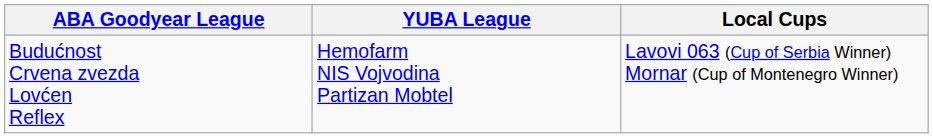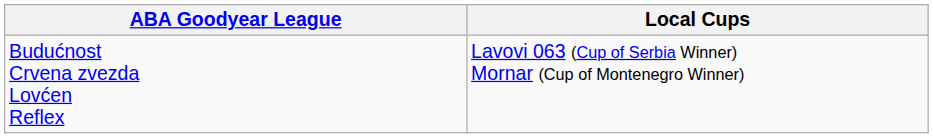- column: (467, 19)
